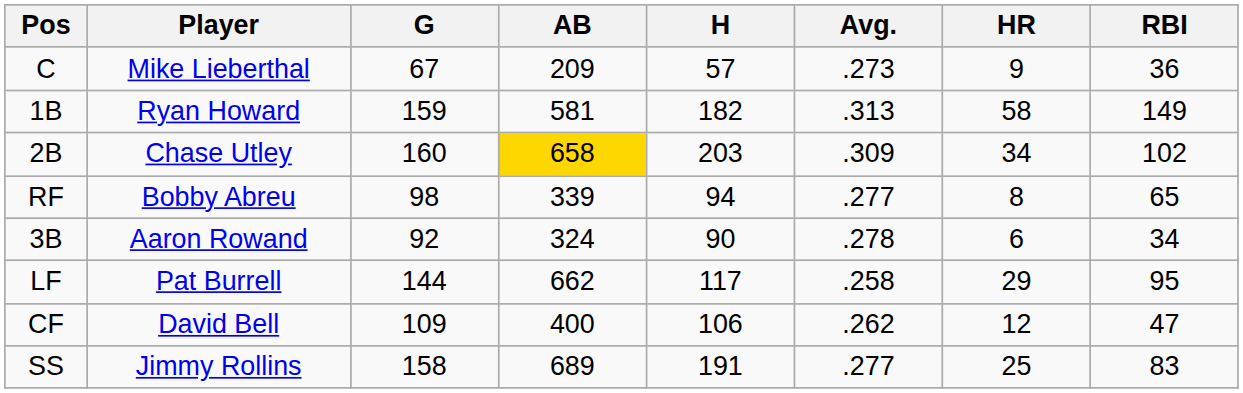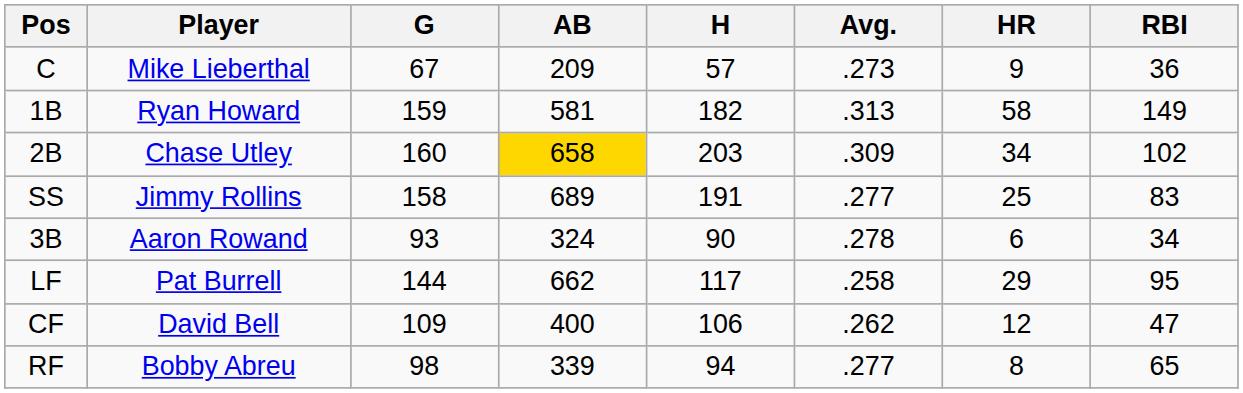rows swapped: (46, 366) <-> (46, 196)
(424, 238) 92 -> (424, 238) 93
